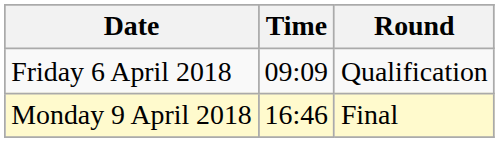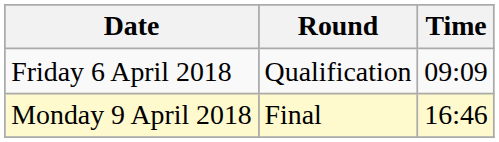columns swapped: (296, 26) <-> (414, 26)
